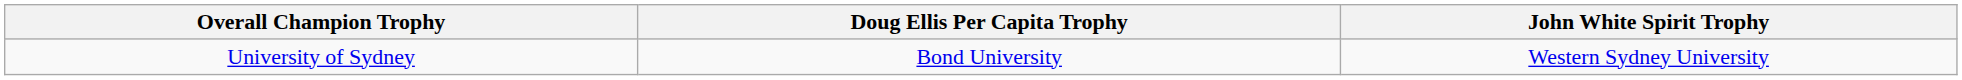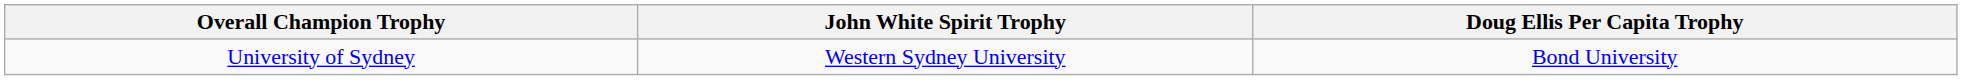columns swapped: (989, 21) <-> (1649, 21)
